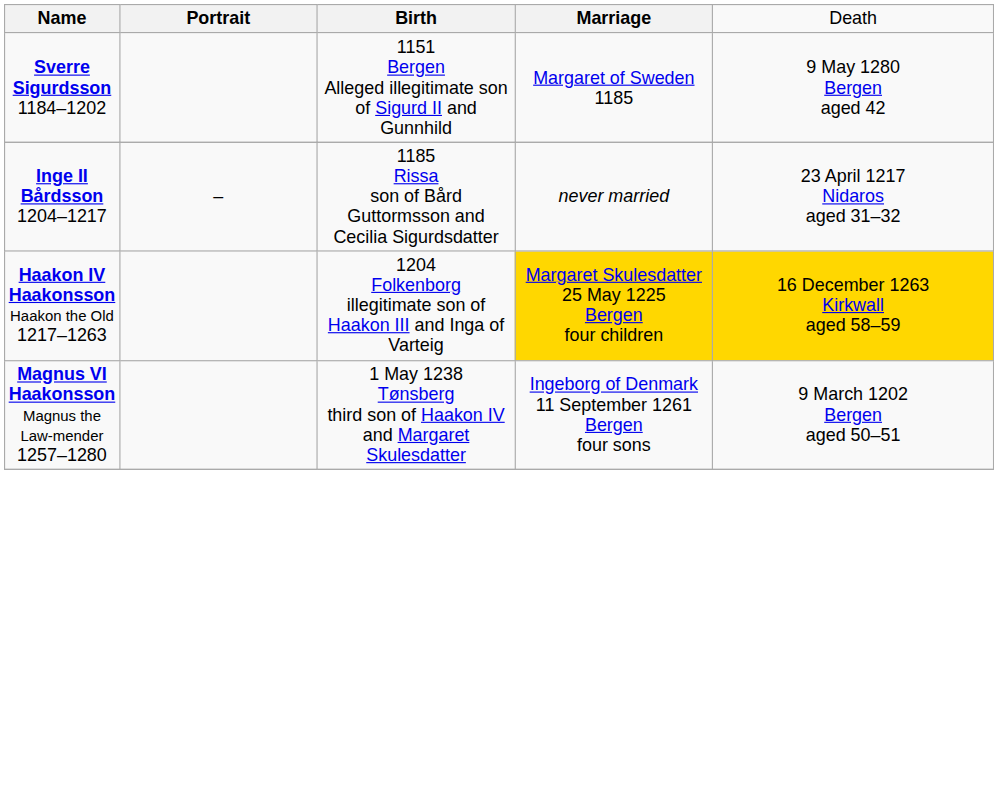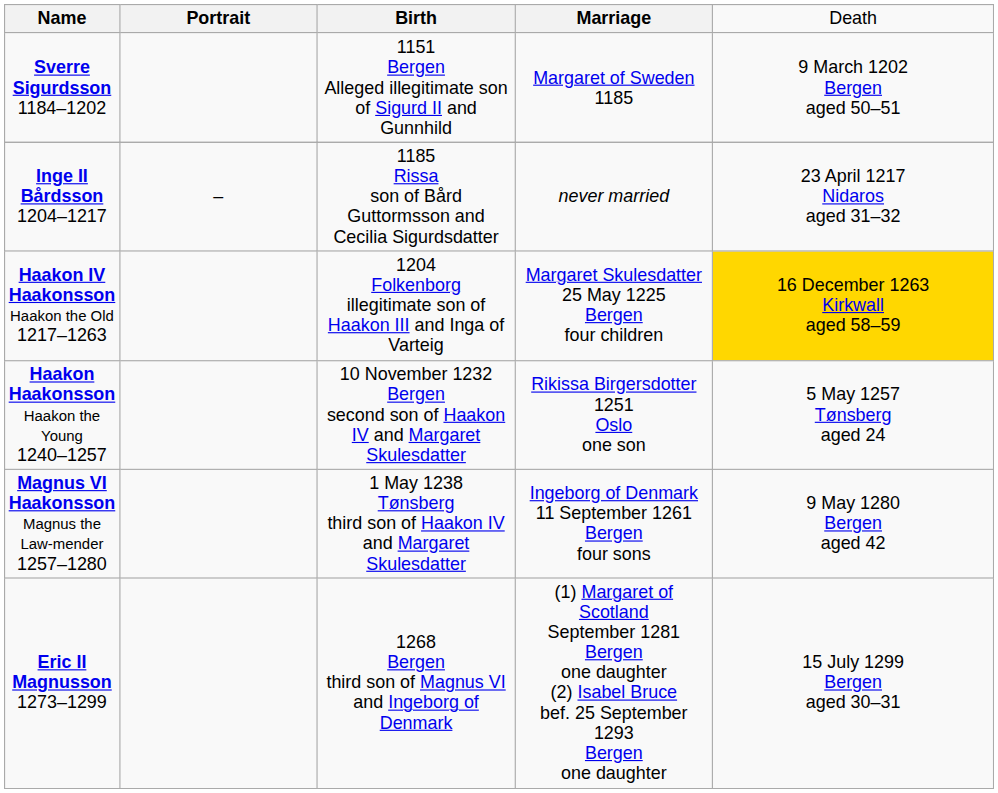(853, 87) 9 May 1280 Bergen aged 42 -> (853, 87) 9 March 1202 Bergen aged 50–51
(614, 305) gold background -> (614, 305) no background
+ row: (62, 414)
(853, 414) 9 March 1202 Bergen aged 50–51 -> (853, 523) 9 May 1280 Bergen aged 42
+ row: (62, 683)
